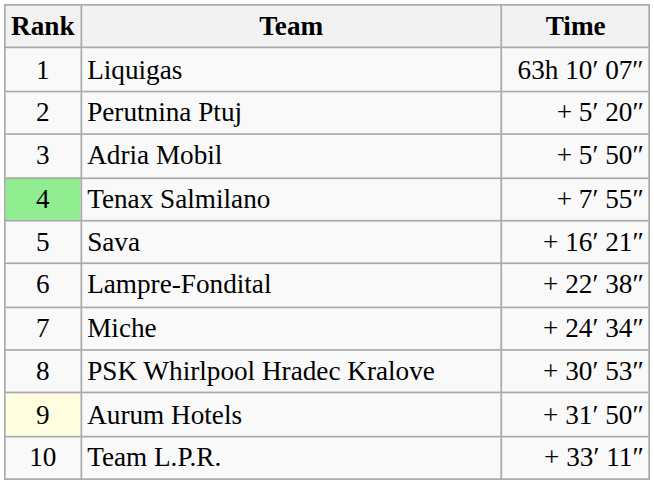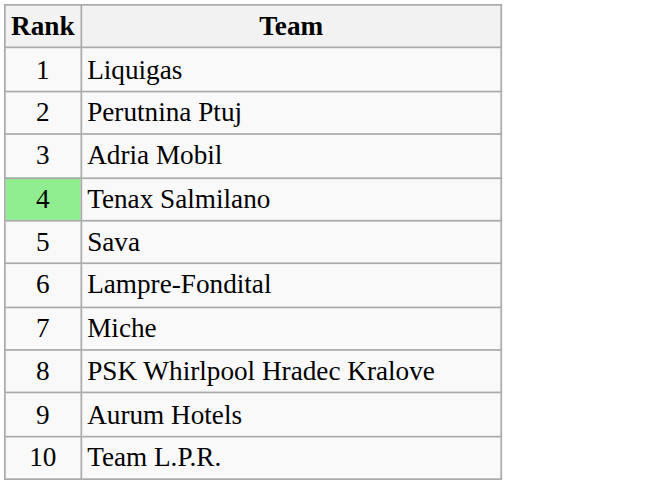- column: (576, 26)
(43, 414) lightyellow background -> (43, 414) no background
